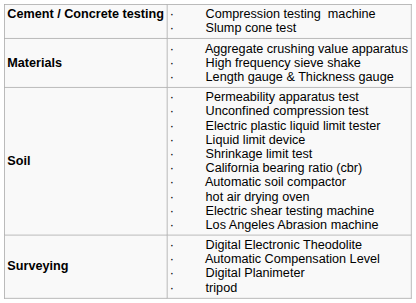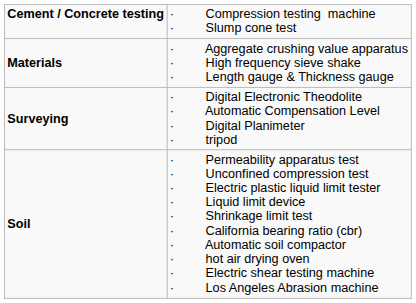rows swapped: (19, 161) <-> (38, 266)
